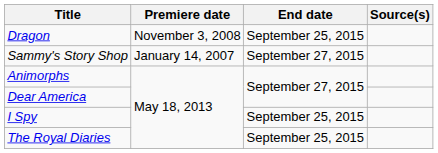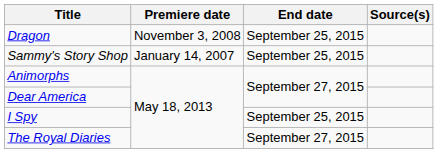(305, 55) September 27, 2015 -> (305, 55) September 25, 2015
(305, 138) September 25, 2015 -> (305, 138) September 27, 2015
